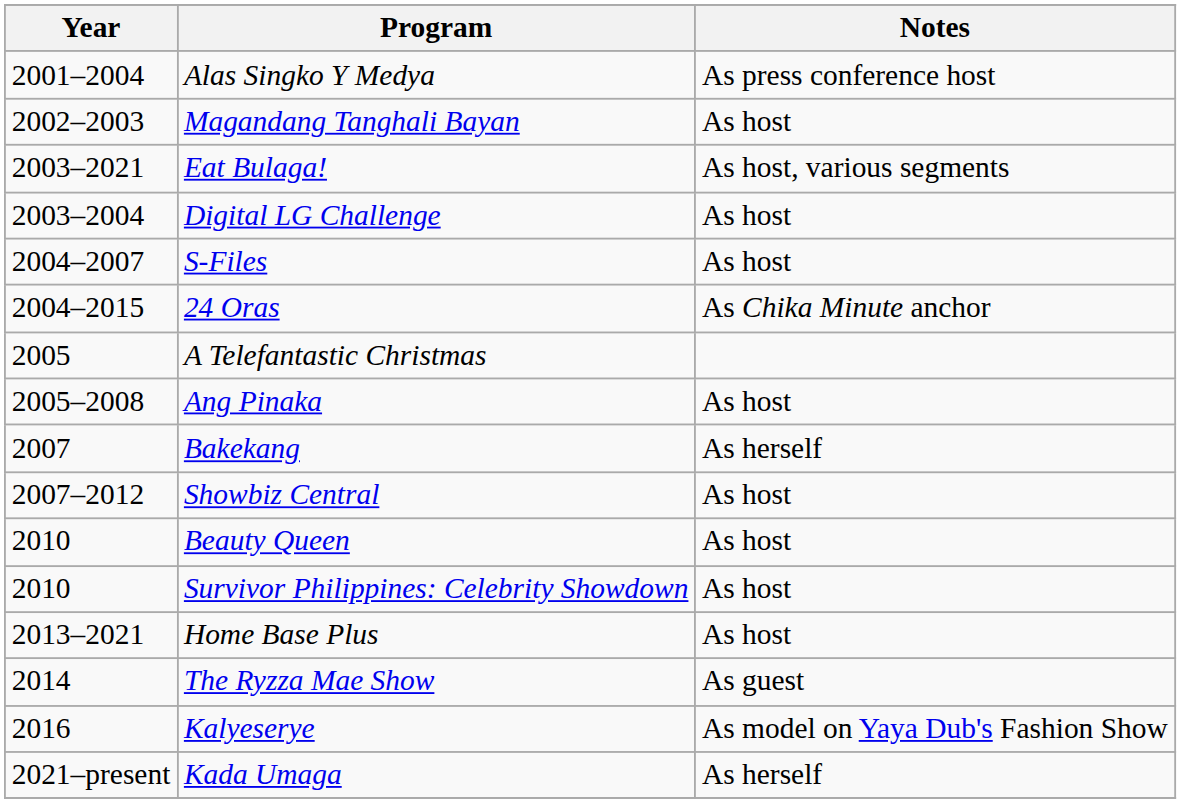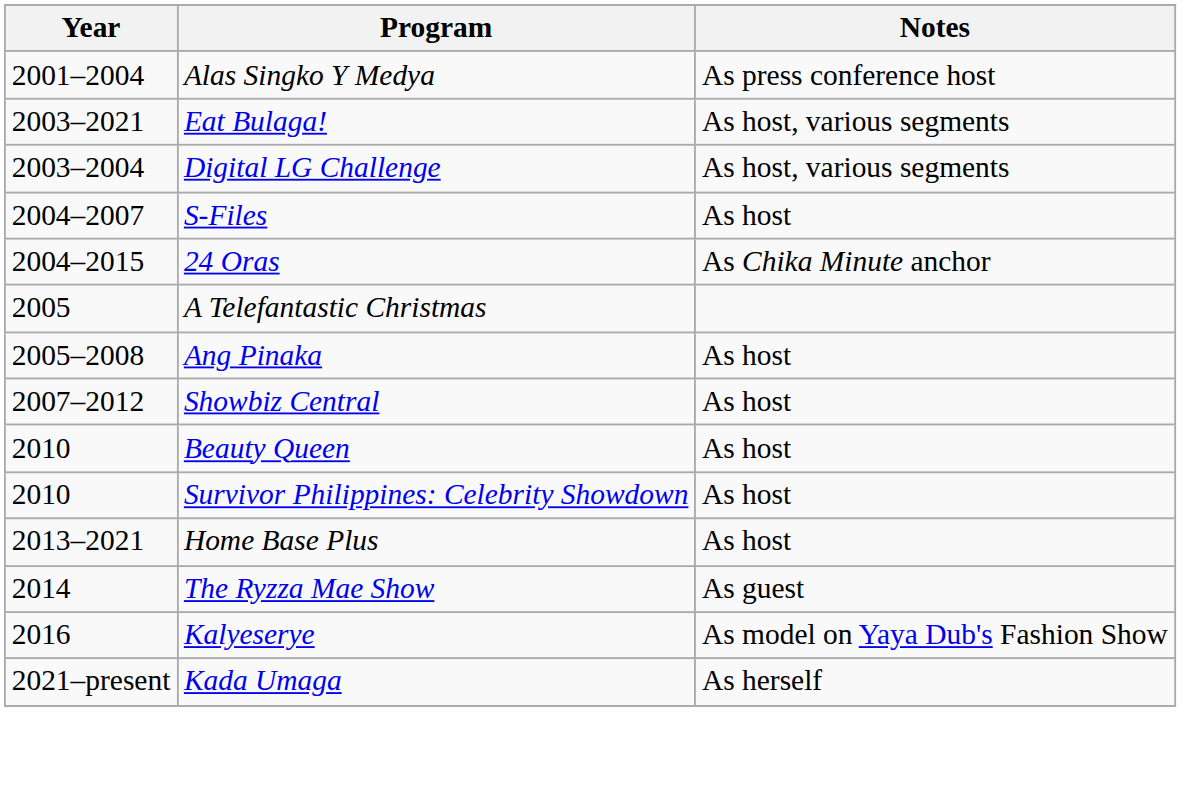- row: (352, 121)
(747, 214) As host -> (856, 167) As host, various segments
- row: (242, 448)
